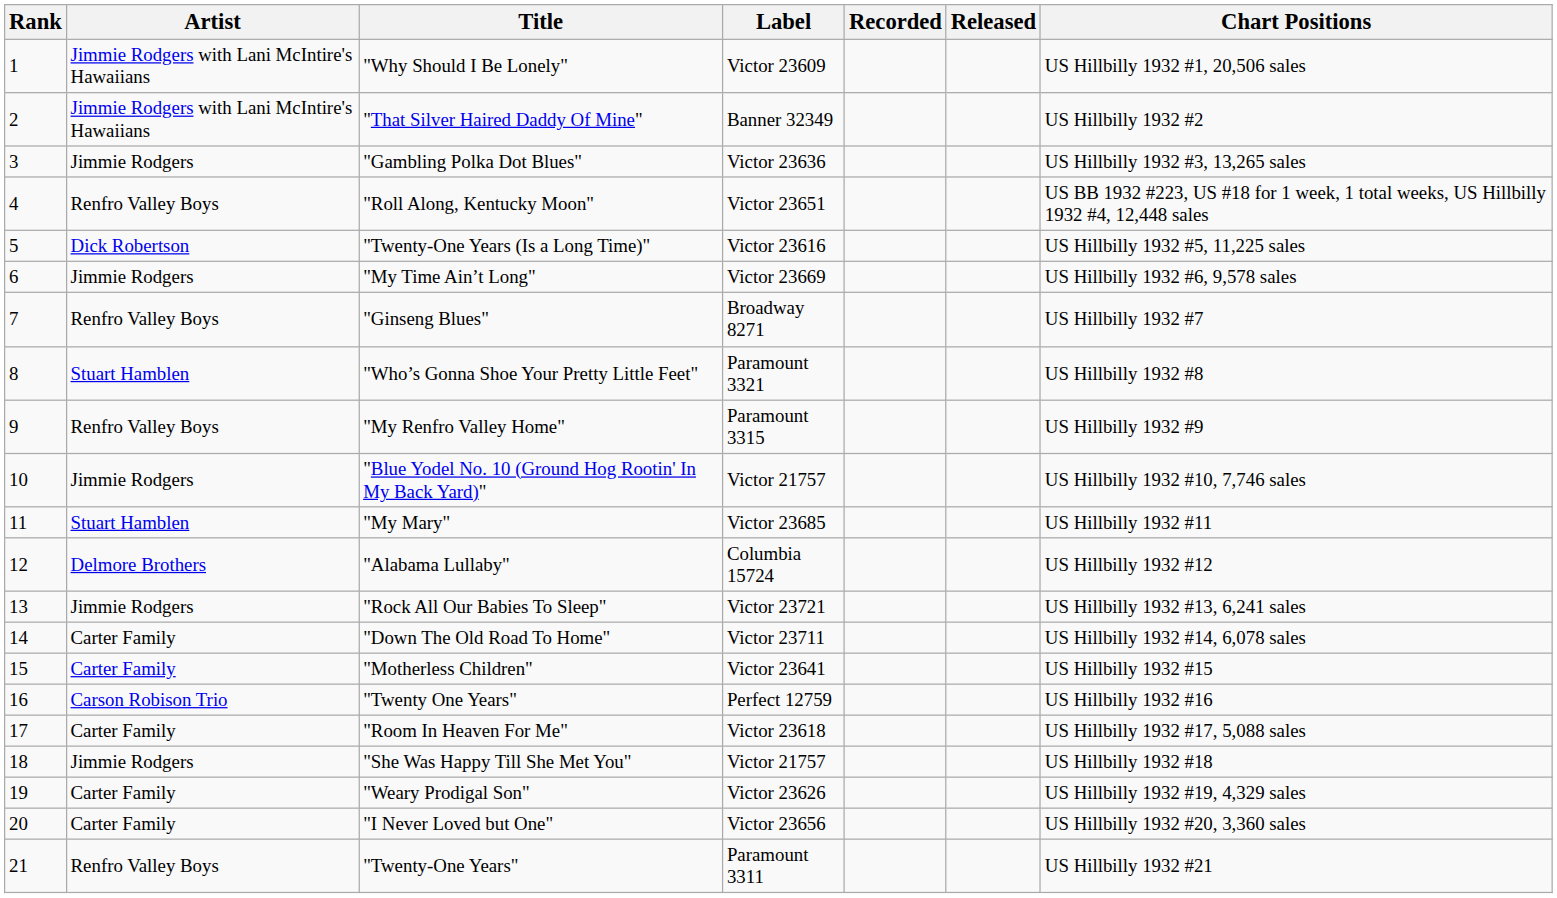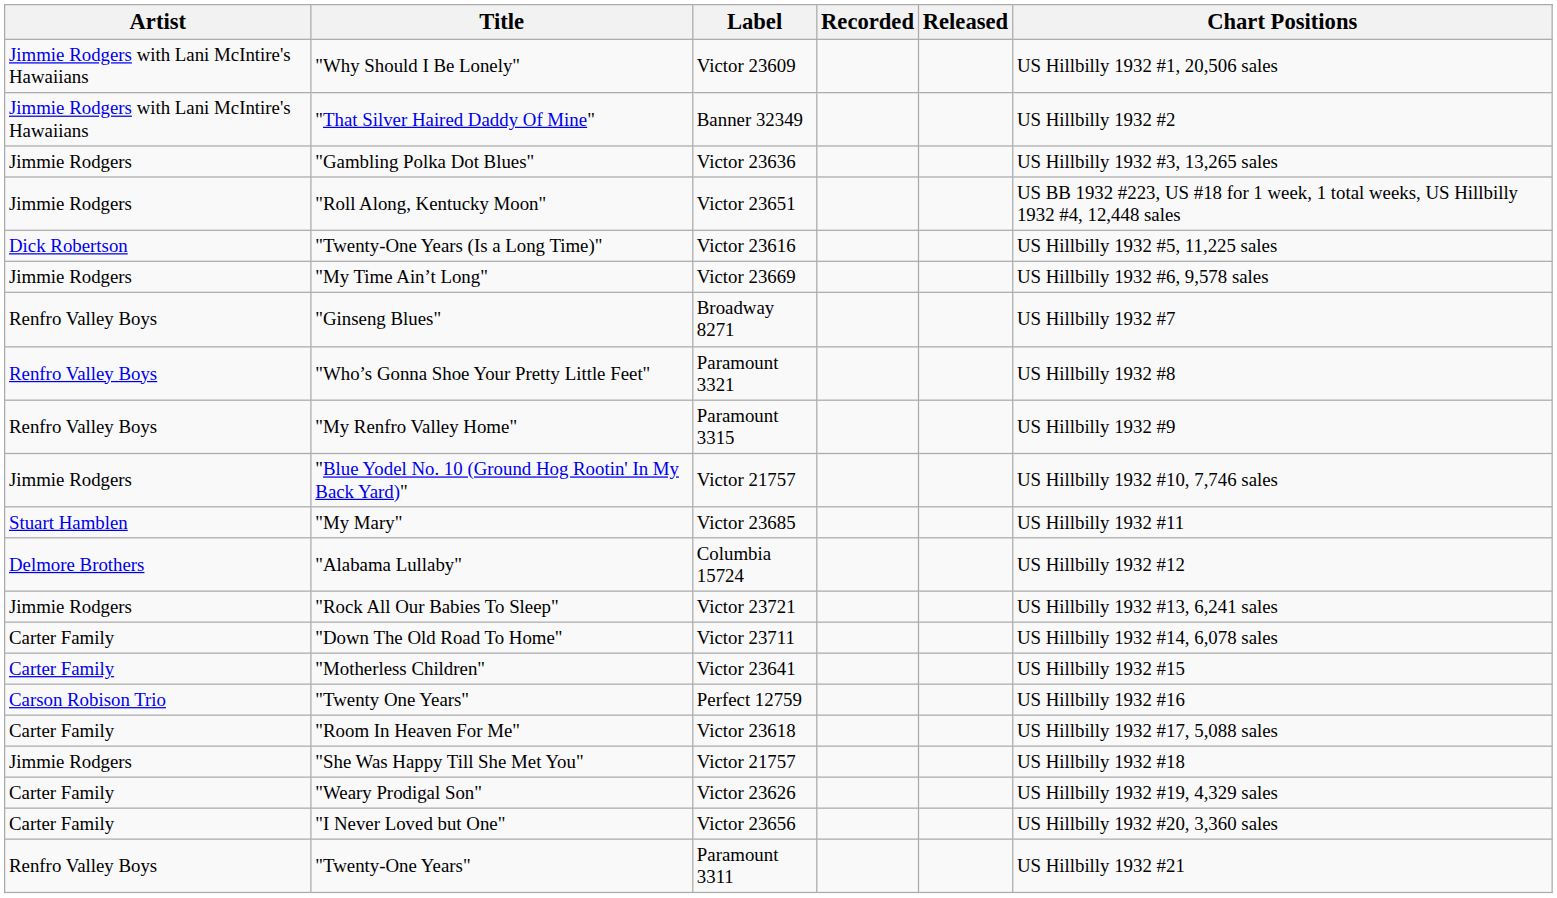- column: (35, 22)
(145, 204) Renfro Valley Boys -> (70, 204) Jimmie Rodgers
(130, 373) Stuart Hamblen -> (83, 373) Renfro Valley Boys
